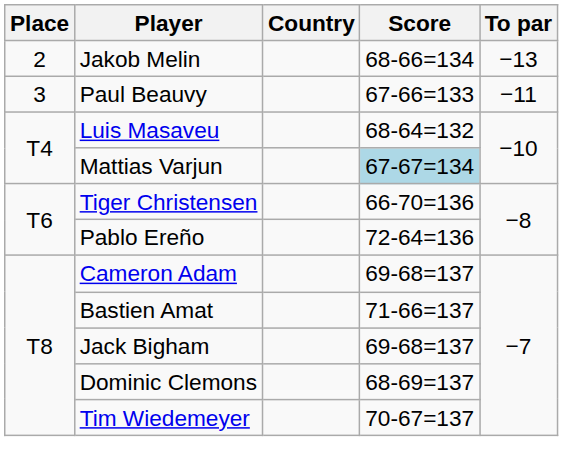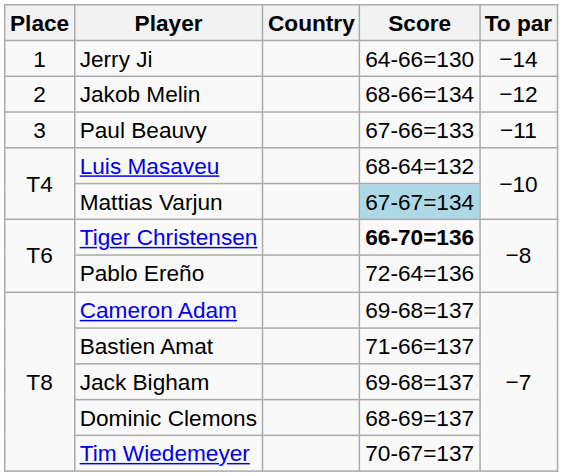+ row: (116, 59)
(518, 59) −13 -> (518, 95) −12
(420, 202) normal -> (420, 238) bold
